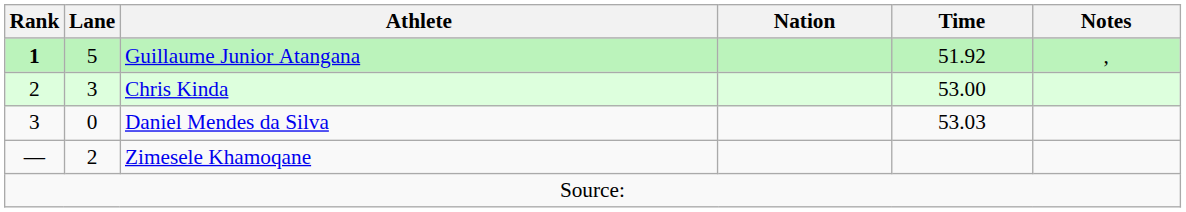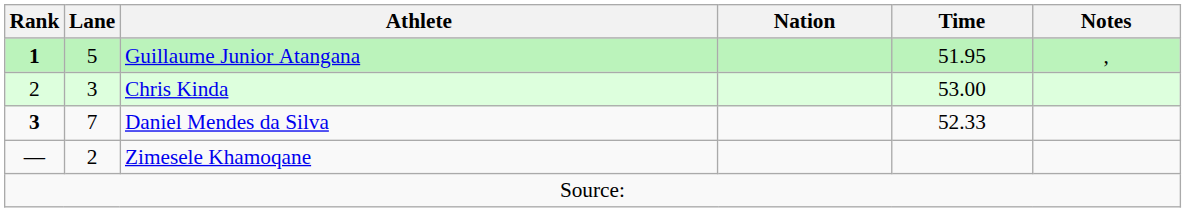(962, 55) 51.92 -> (962, 55) 51.95
(34, 122) normal -> (34, 122) bold
(92, 122) 0 -> (92, 122) 7
(962, 122) 53.03 -> (962, 122) 52.33
